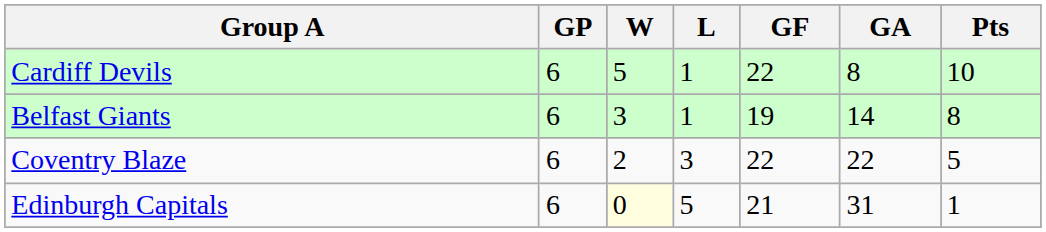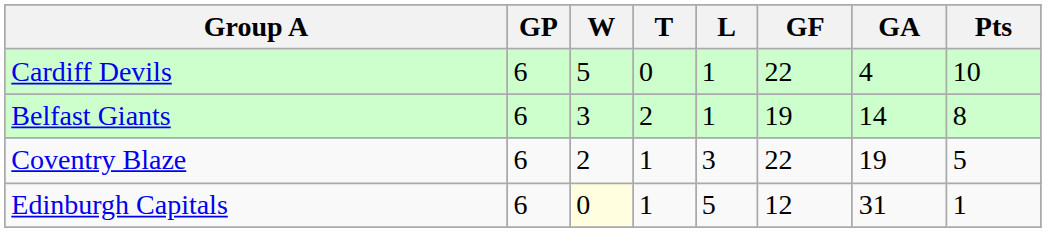+ column: (664, 26)
(854, 71) 8 -> (866, 71) 4
(861, 159) 22 -> (873, 159) 19
(760, 204) 21 -> (779, 204) 12
